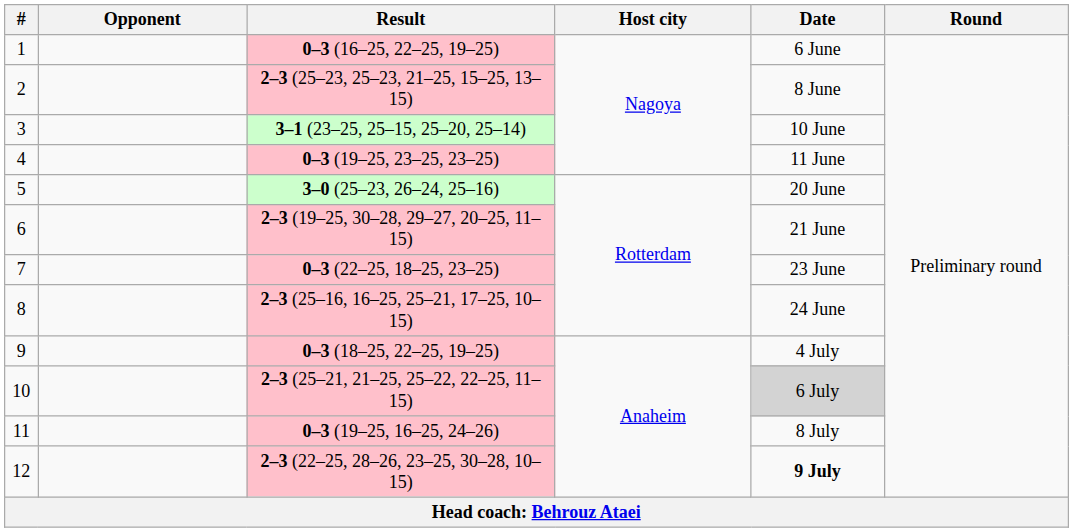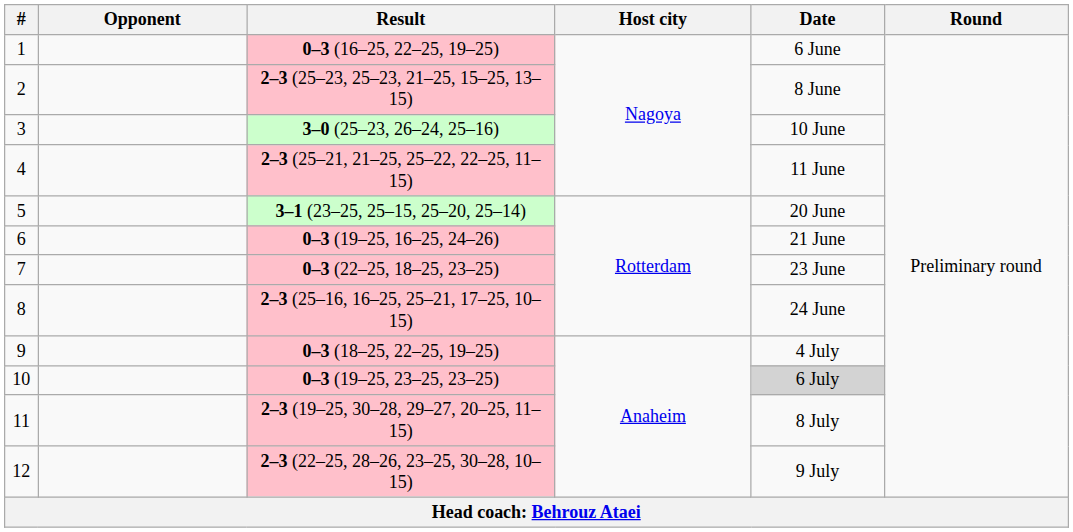(401, 130) 3–1 (23–25, 25–15, 25–20, 25–14) -> (401, 130) 3–0 (25–23, 26–24, 25–16)
(401, 159) 0–3 (19–25, 23–25, 23–25) -> (401, 170) 2–3 (25–21, 21–25, 25–22, 22–25, 11–15)
(401, 189) 3–0 (25–23, 26–24, 25–16) -> (401, 210) 3–1 (23–25, 25–15, 25–20, 25–14)
(401, 229) 2–3 (19–25, 30–28, 29–27, 20–25, 11–15) -> (401, 240) 0–3 (19–25, 16–25, 24–26)
(401, 390) 2–3 (25–21, 21–25, 25–22, 22–25, 11–15) -> (401, 380) 0–3 (19–25, 23–25, 23–25)
(401, 431) 0–3 (19–25, 16–25, 24–26) -> (401, 420) 2–3 (19–25, 30–28, 29–27, 20–25, 11–15)
(818, 471) bold -> (818, 471) normal
